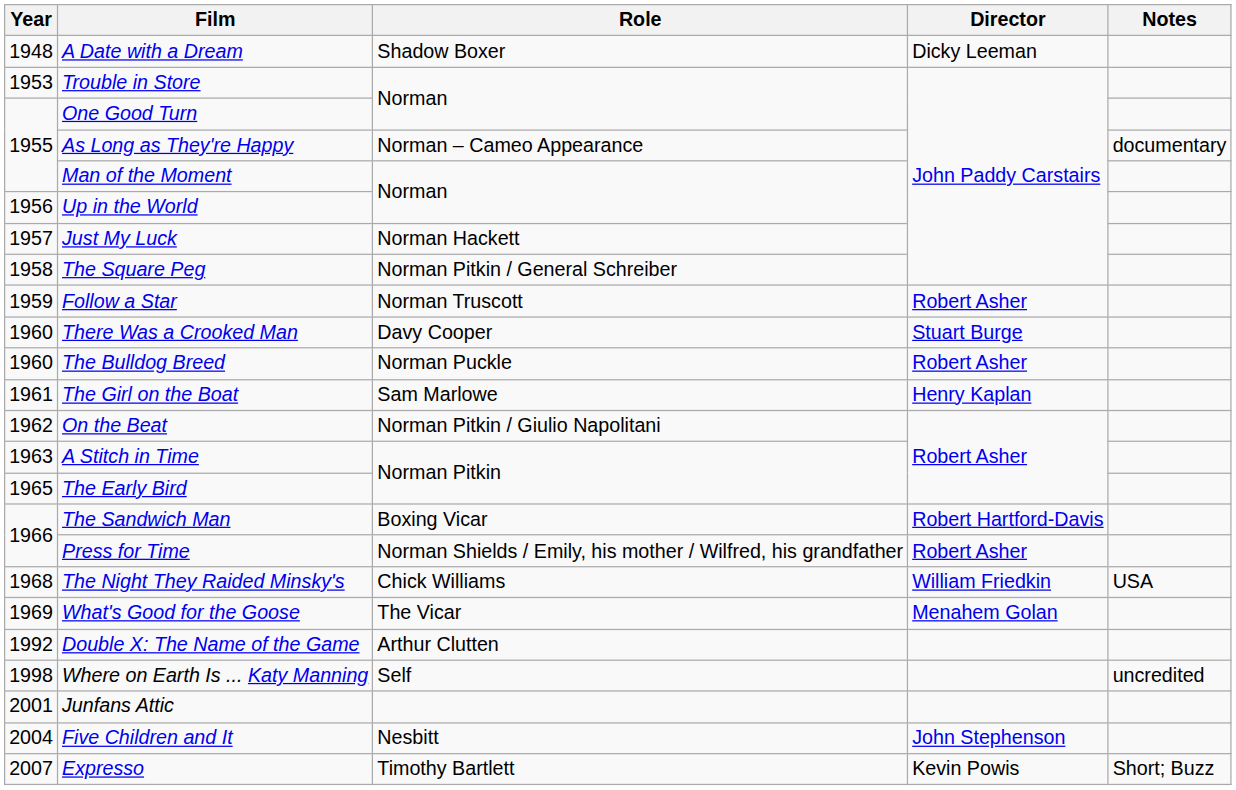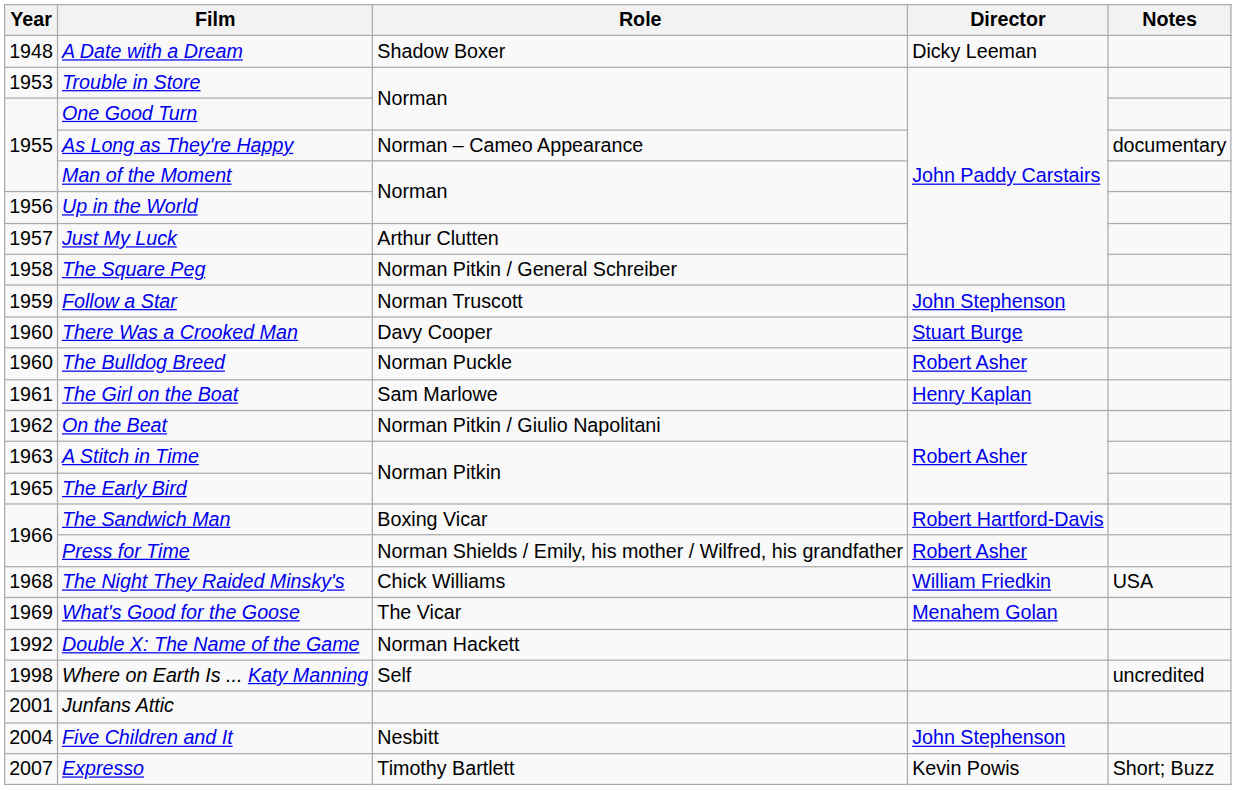(448, 238) Norman Hackett -> (438, 238) Arthur Clutten
(970, 301) Robert Asher -> (989, 301) John Stephenson
(438, 644) Arthur Clutten -> (448, 644) Norman Hackett
